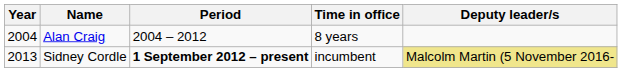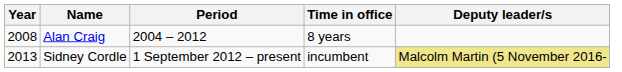(22, 36) 2004 -> (22, 36) 2008
(221, 57) bold -> (217, 57) normal
